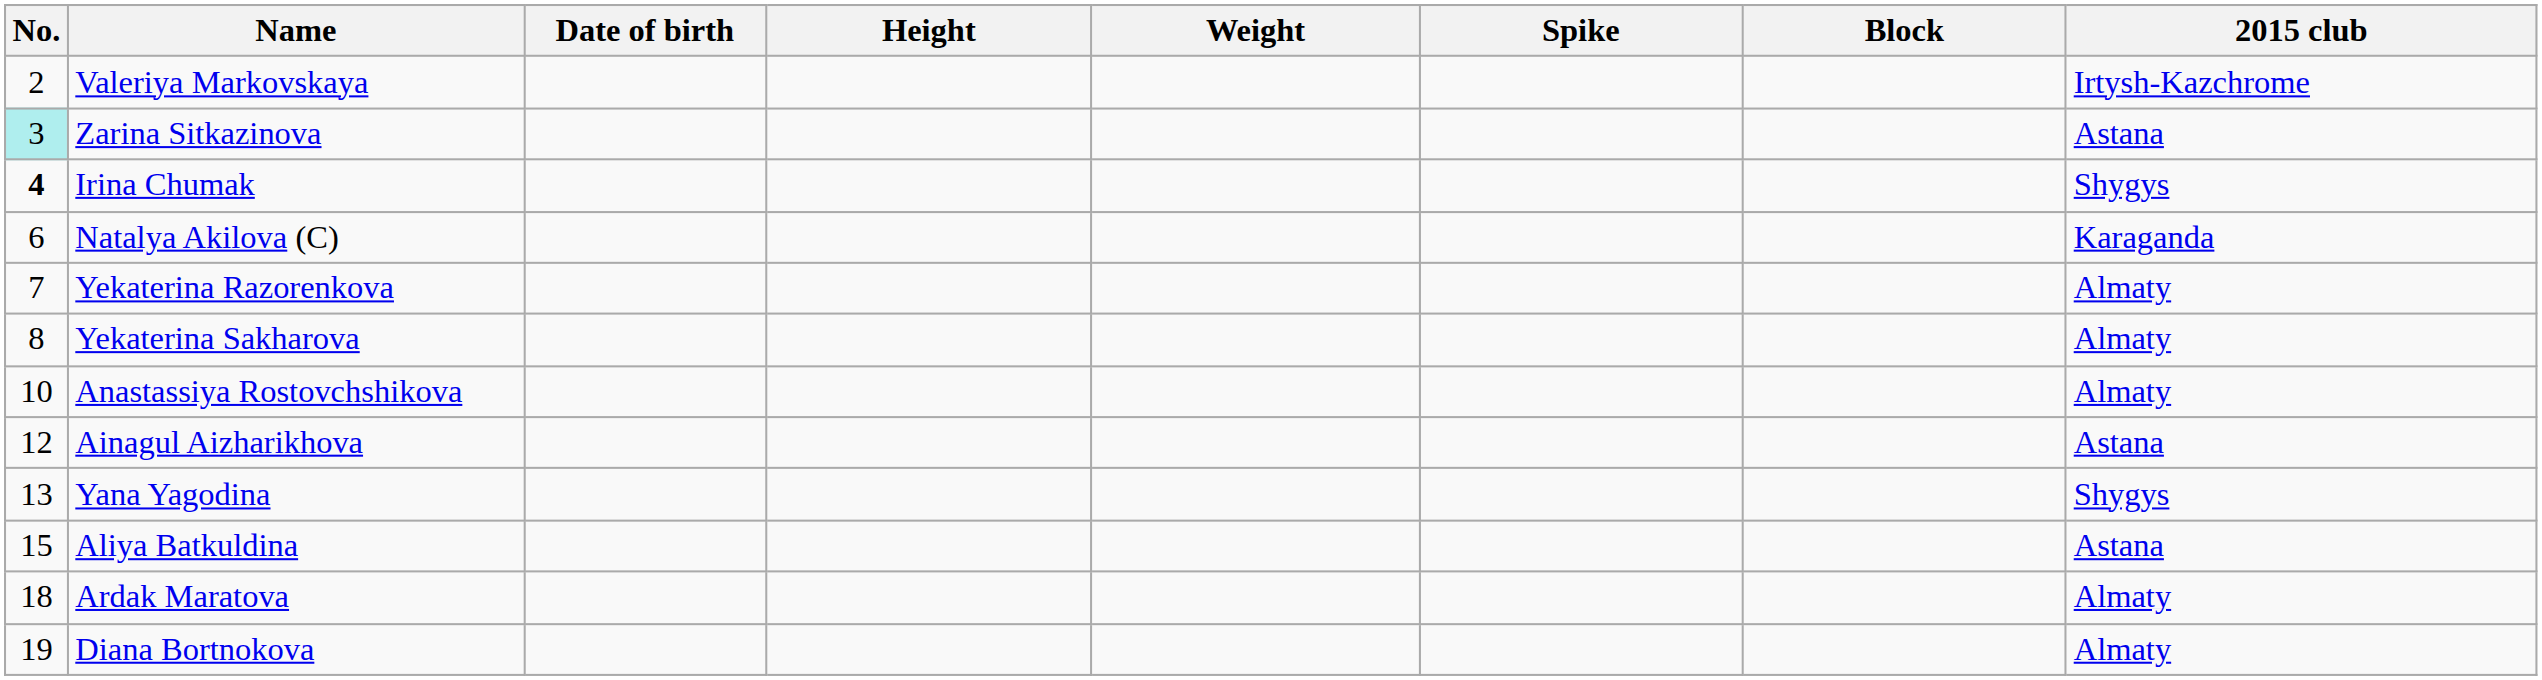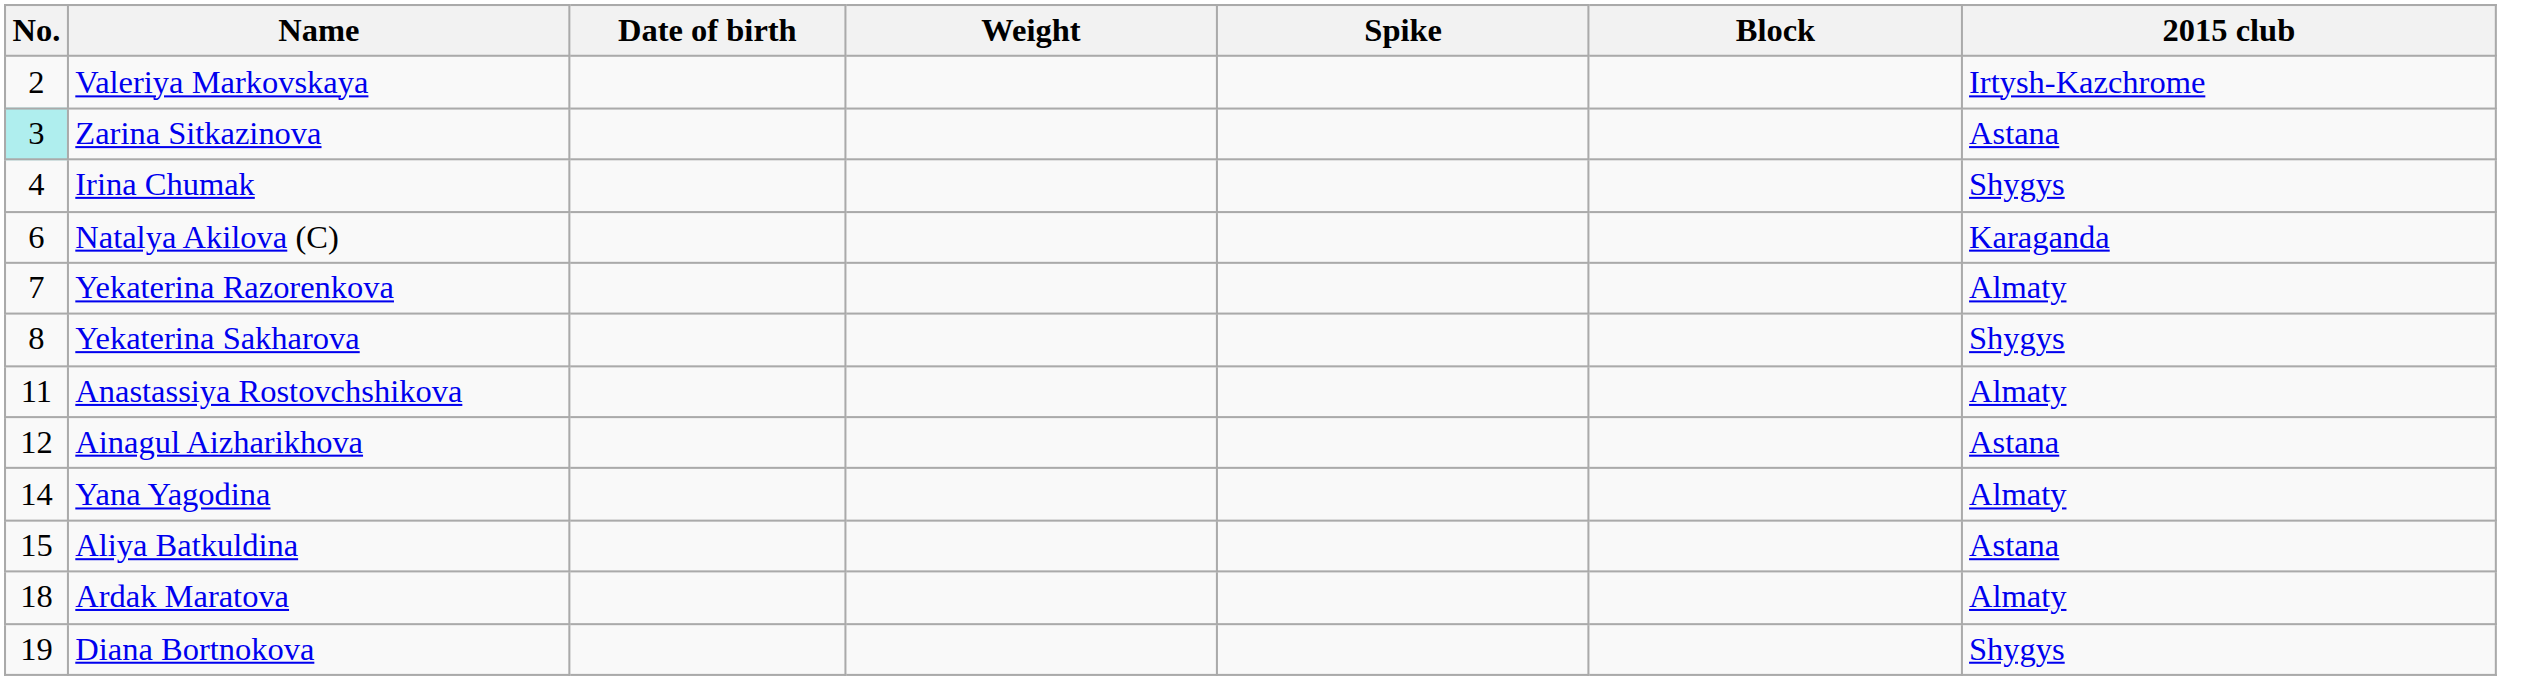- column: (929, 30)
(36, 184) bold -> (36, 184) normal
(2122, 339) Almaty -> (2017, 339) Shygys
(36, 390) 10 -> (36, 390) 11
(36, 493) 13 -> (36, 493) 14
(2122, 493) Shygys -> (2018, 493) Almaty
(2122, 648) Almaty -> (2017, 648) Shygys
